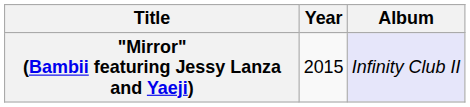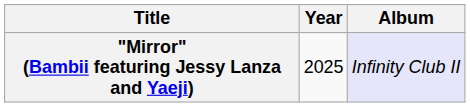(324, 67) 2015 -> (324, 67) 2025
